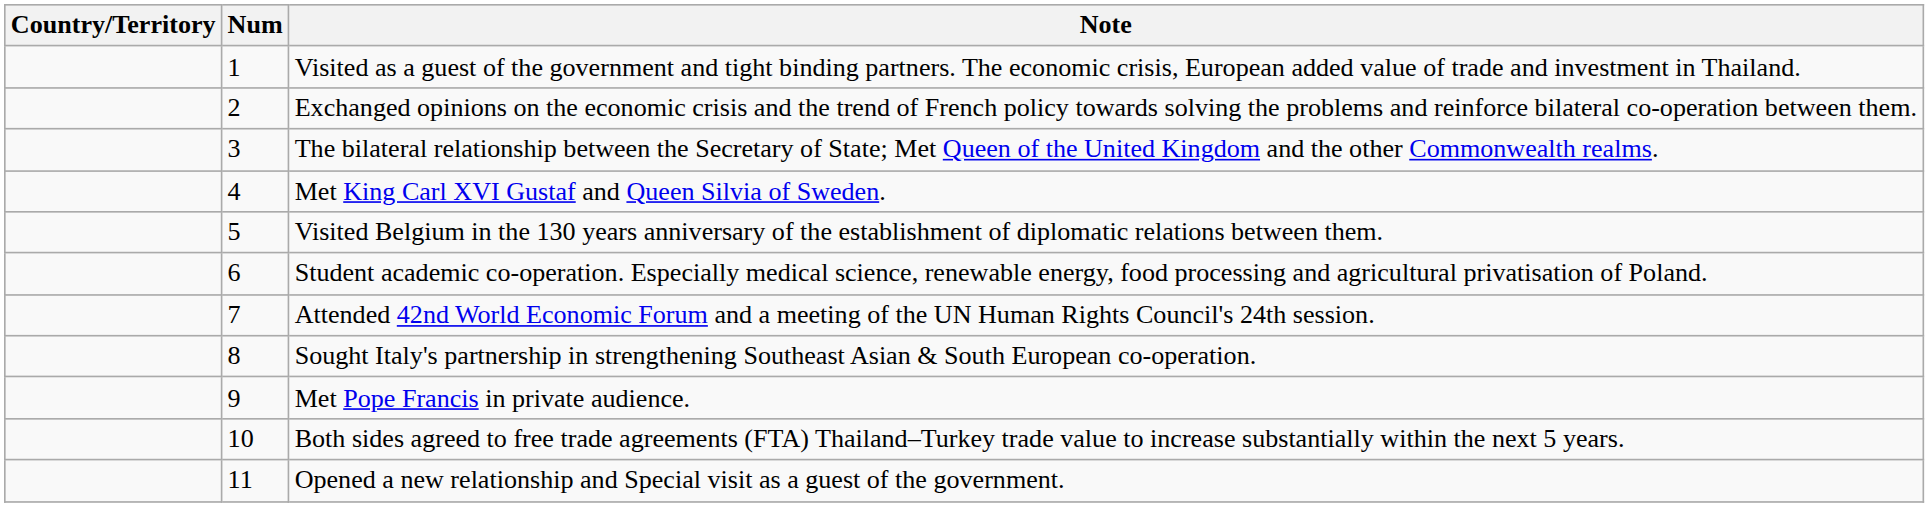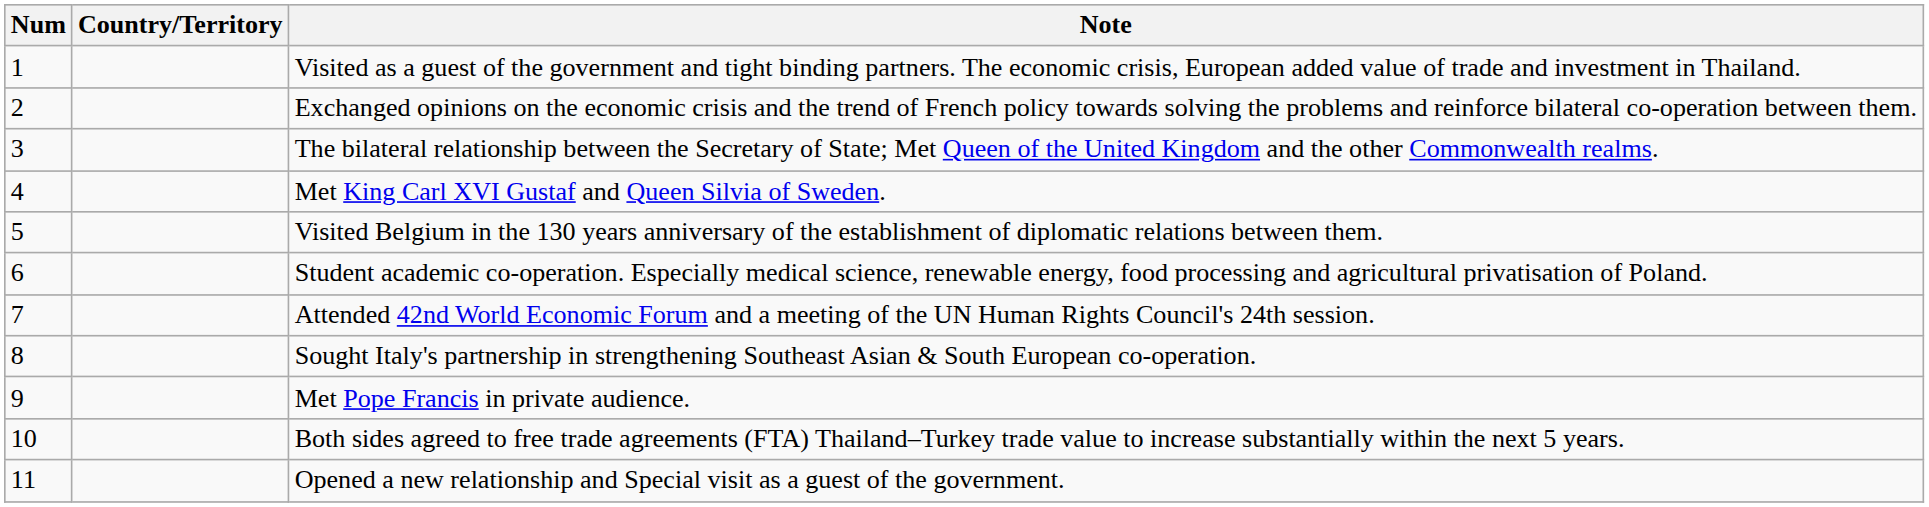columns swapped: (255, 25) <-> (113, 25)
